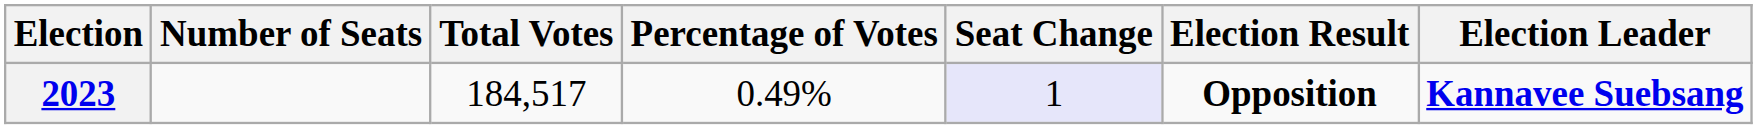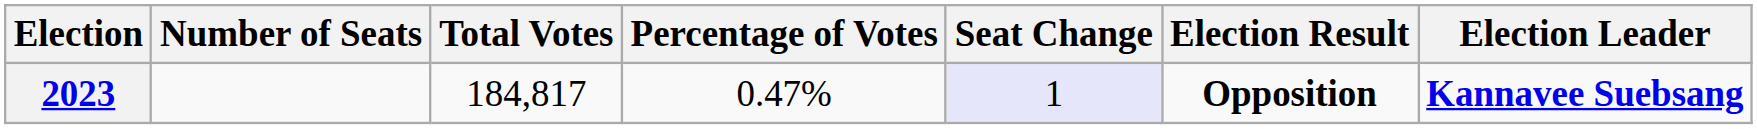(526, 92) 184,517 -> (526, 92) 184,817
(784, 92) 0.49% -> (784, 92) 0.47%
